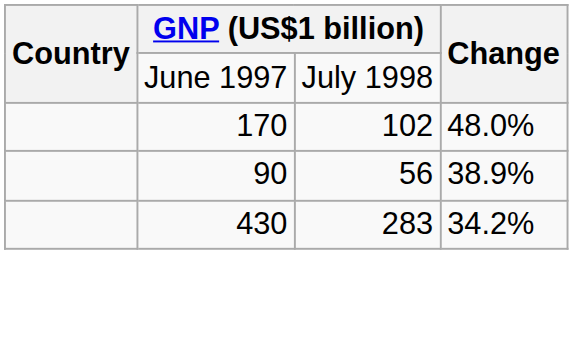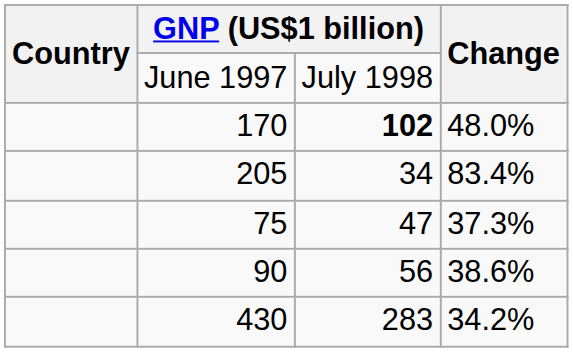(407, 126) normal -> (407, 126) bold
+ row: (262, 175)
+ row: (270, 223)
(491, 175) 38.9% -> (491, 272) 38.6%
